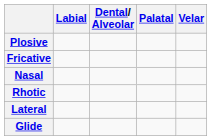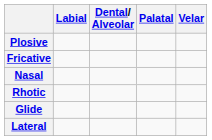rows swapped: (29, 110) <-> (29, 127)
